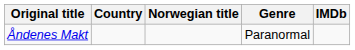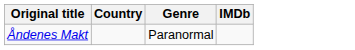- column: (194, 14)
